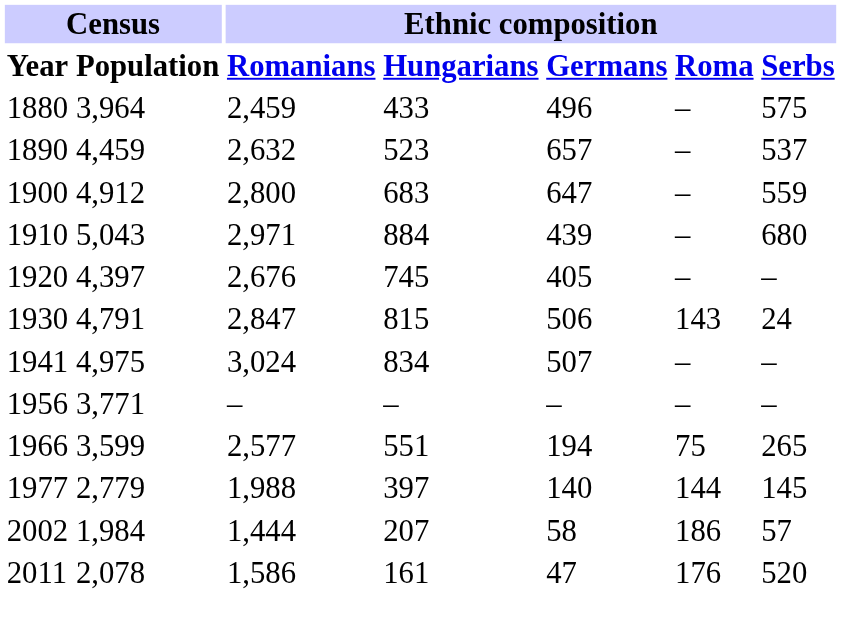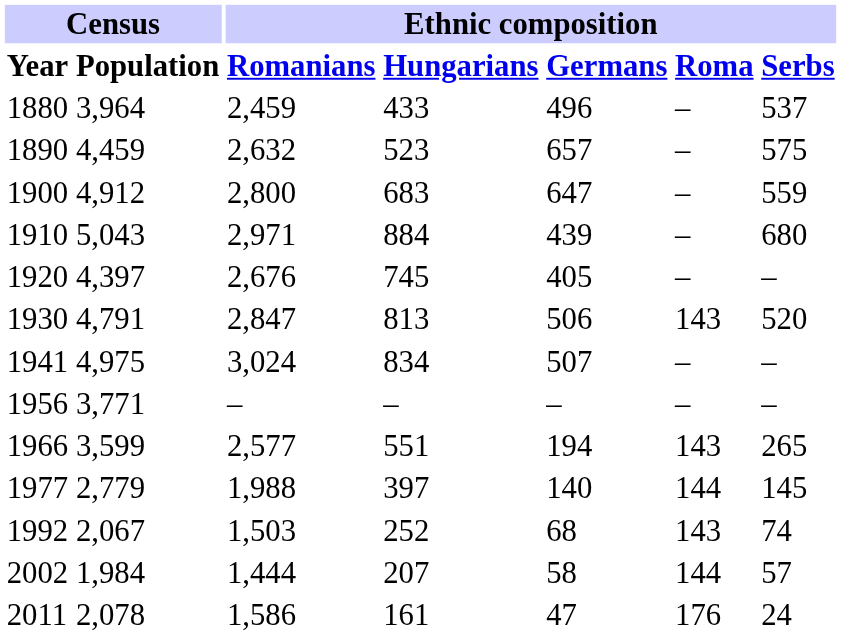(784, 108) 575 -> (784, 108) 537
(784, 150) 537 -> (784, 150) 575
(406, 319) 815 -> (406, 319) 813
(777, 319) 24 -> (784, 319) 520
(690, 445) 75 -> (698, 445) 143
+ row: (37, 530)
(698, 530) 186 -> (698, 572) 144
(784, 572) 520 -> (777, 614) 24
